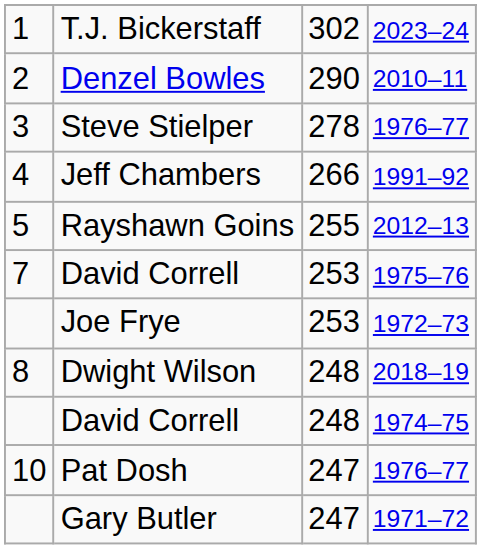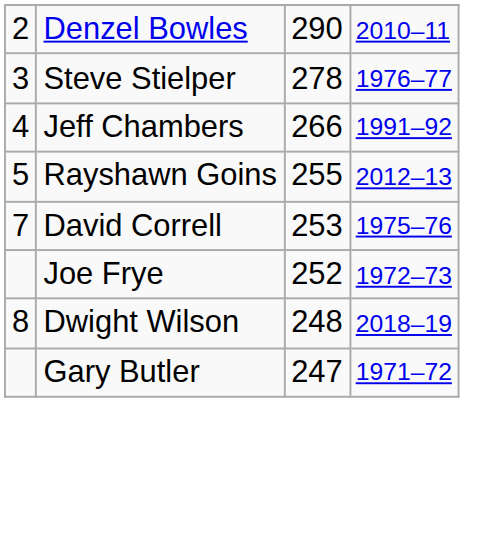- row: (161, 28)
(334, 322) 253 -> (317, 273) 252
- row: (150, 420)
- row: (124, 469)
